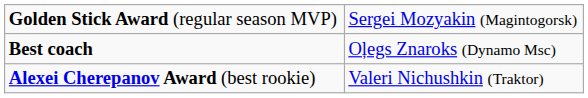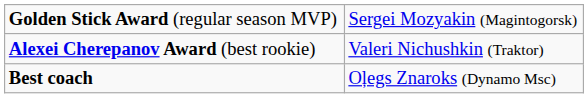rows swapped: (51, 48) <-> (162, 78)
